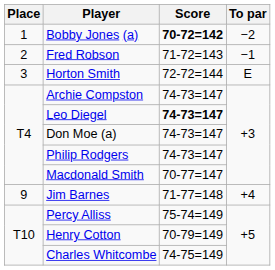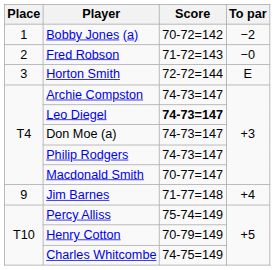(193, 34) bold -> (193, 34) normal
(248, 54) −1 -> (248, 54) −0
